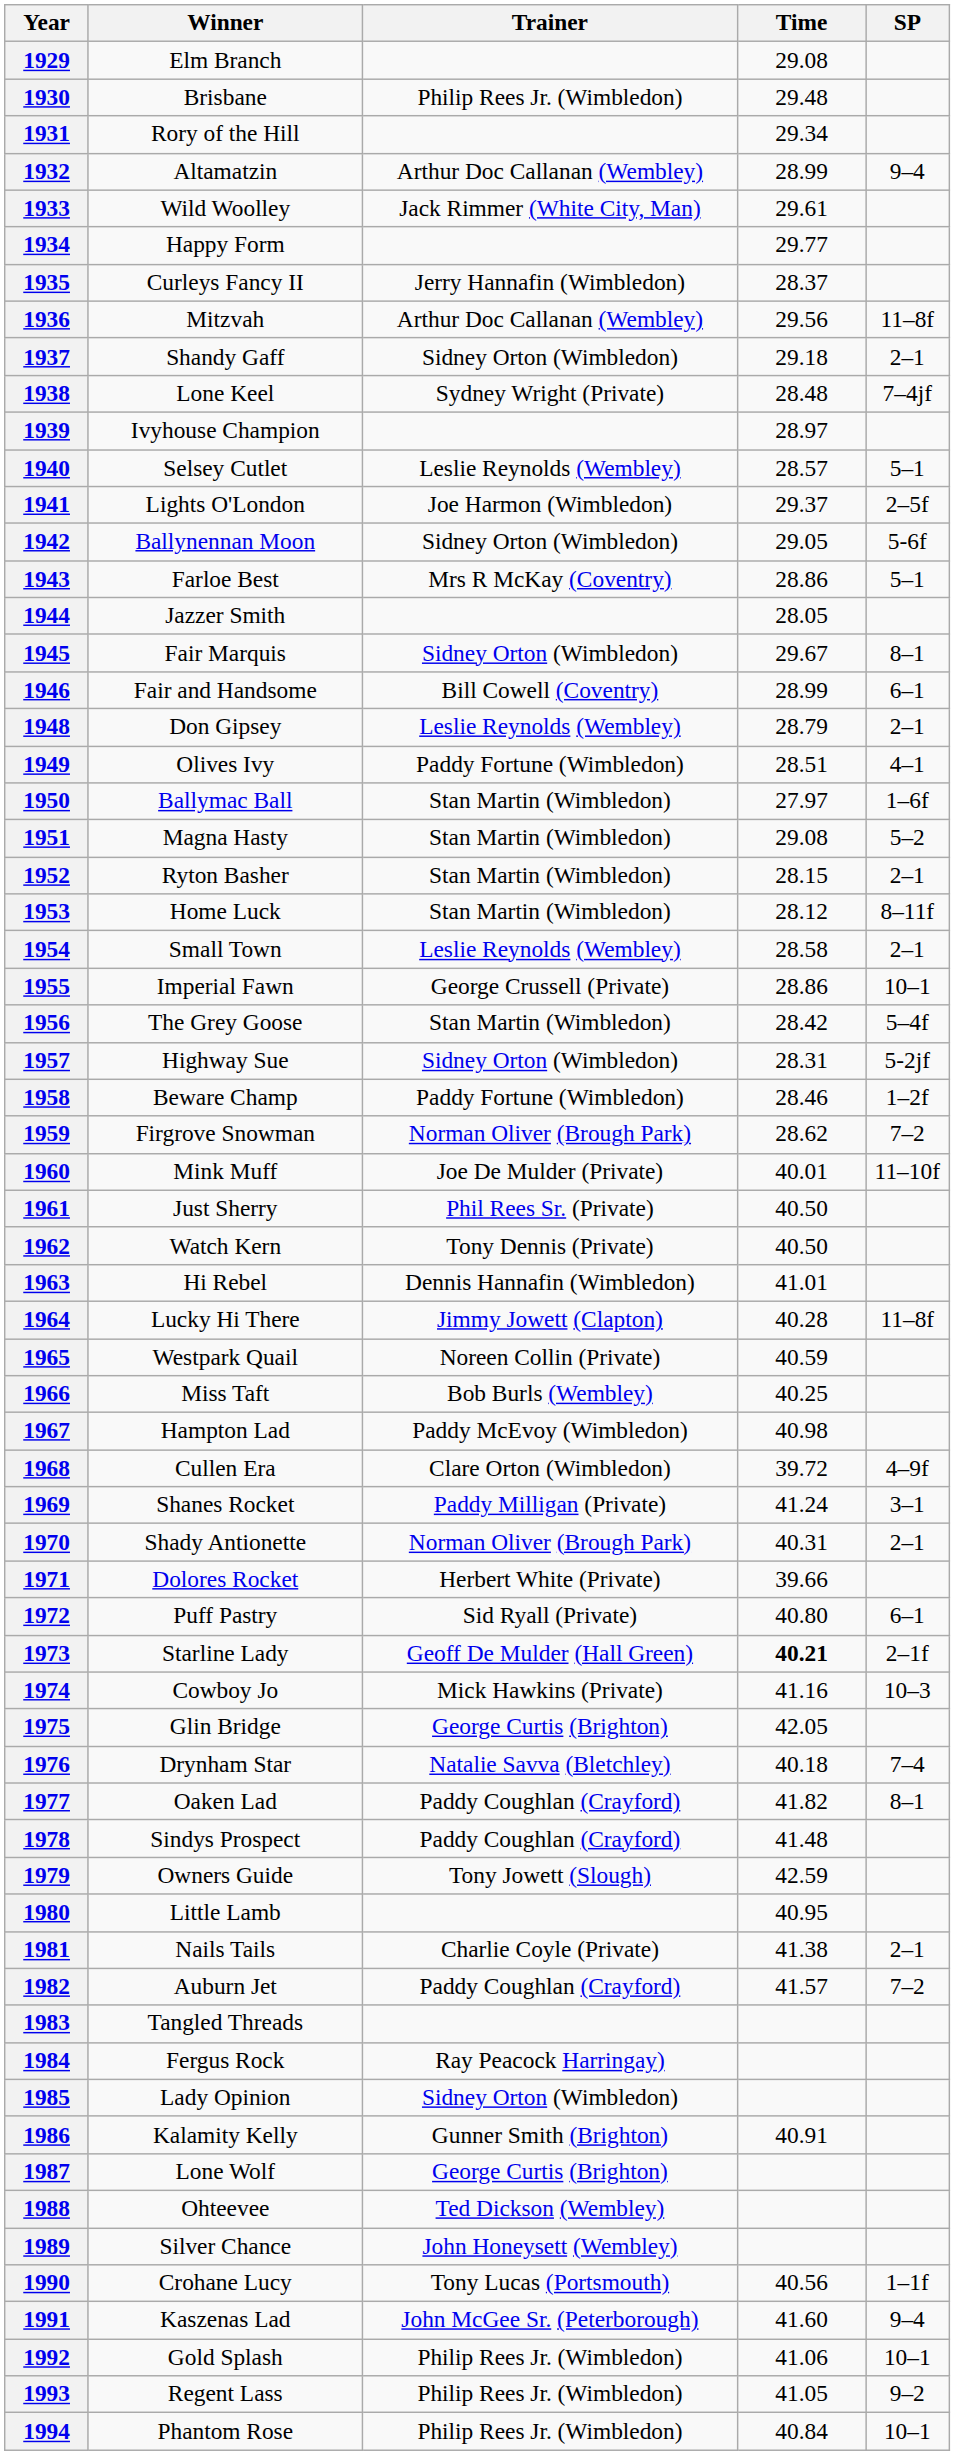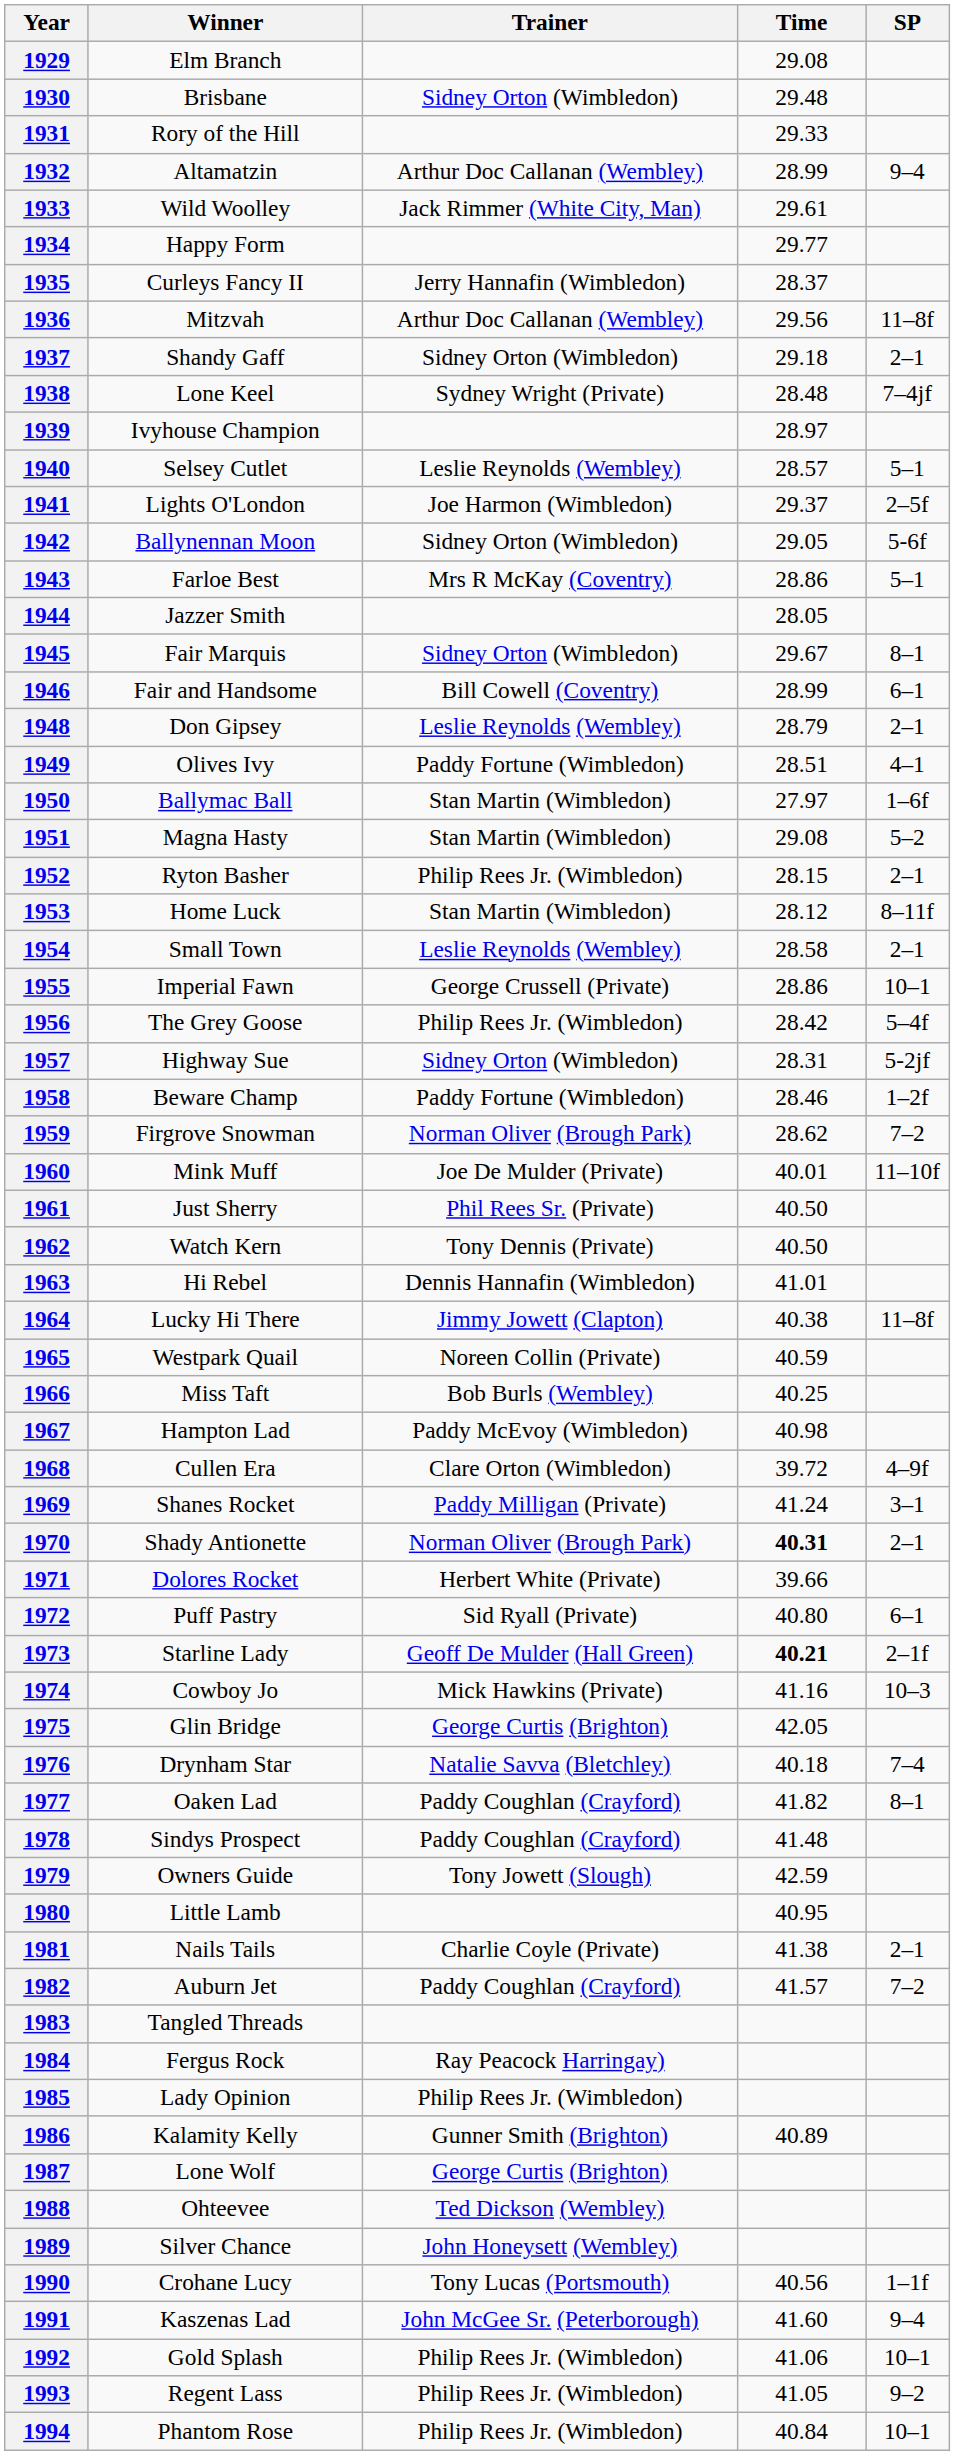(550, 97) Philip Rees Jr. (Wimbledon) -> (550, 97) Sidney Orton (Wimbledon)
(802, 134) 29.34 -> (802, 134) 29.33
(550, 875) Stan Martin (Wimbledon) -> (550, 875) Philip Rees Jr. (Wimbledon)
(550, 1023) Stan Martin (Wimbledon) -> (550, 1023) Philip Rees Jr. (Wimbledon)
(802, 1319) 40.28 -> (802, 1319) 40.38
(802, 1541) normal -> (802, 1541) bold
(550, 2097) Sidney Orton (Wimbledon) -> (550, 2097) Philip Rees Jr. (Wimbledon)
(802, 2134) 40.91 -> (802, 2134) 40.89
